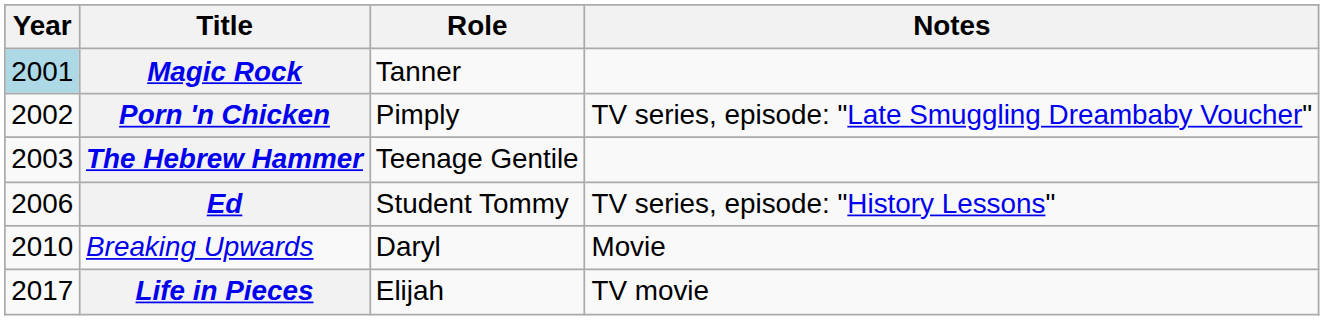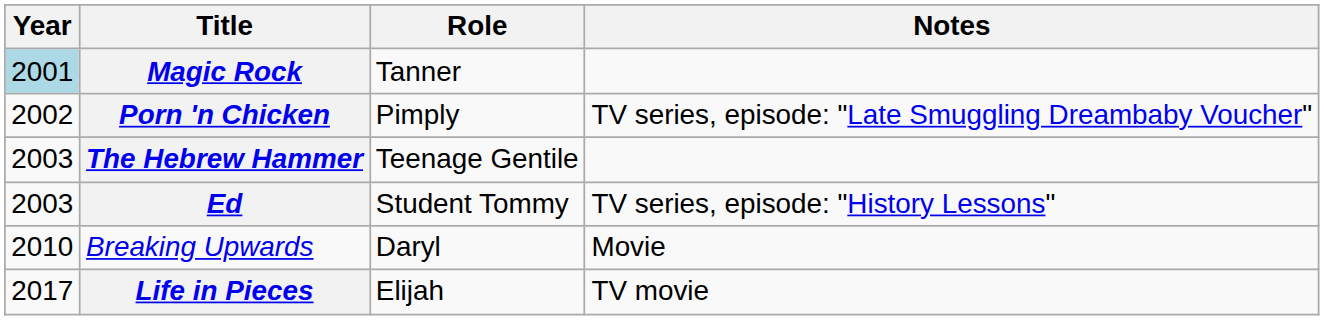(42, 203) 2006 -> (42, 203) 2003
